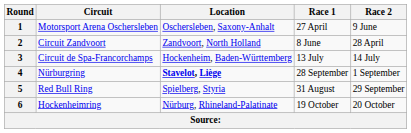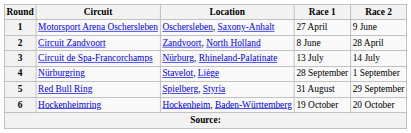(227, 58) Hockenheim, Baden-Württemberg -> (220, 58) Nürburg, Rhineland-Palatinate
(192, 73) bold -> (191, 73) normal
(220, 104) Nürburg, Rhineland-Palatinate -> (227, 104) Hockenheim, Baden-Württemberg
